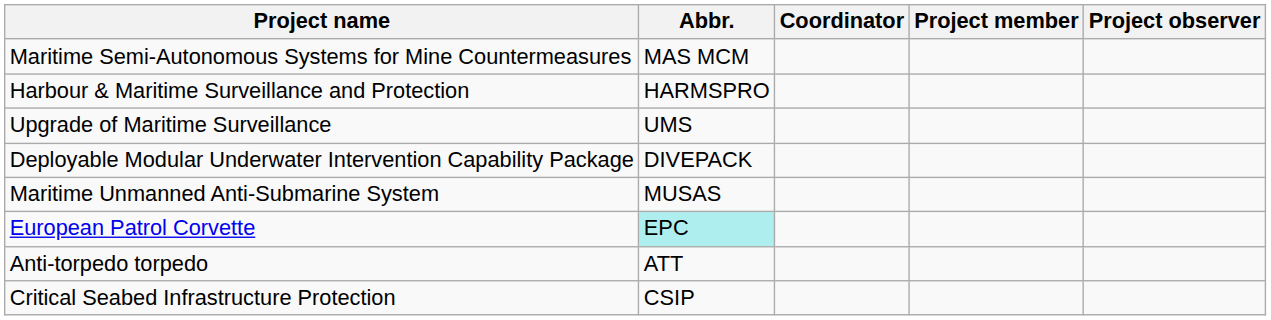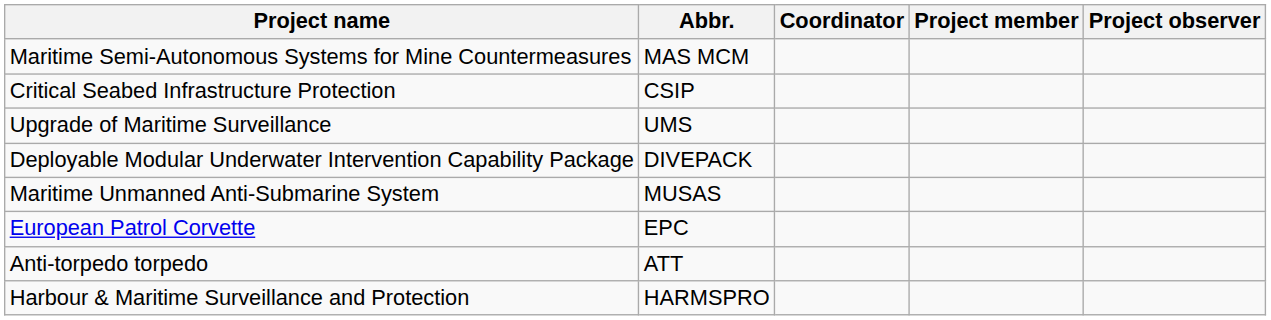rows swapped: (239, 90) <-> (203, 297)
(666, 228) paleturquoise background -> (666, 228) no background
